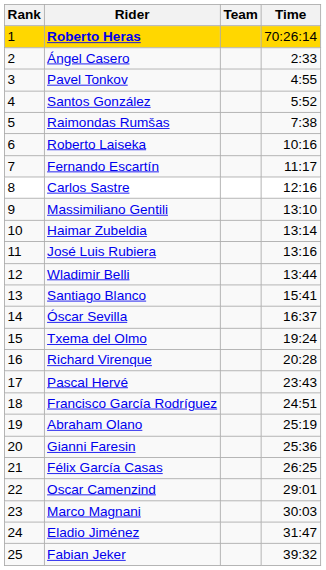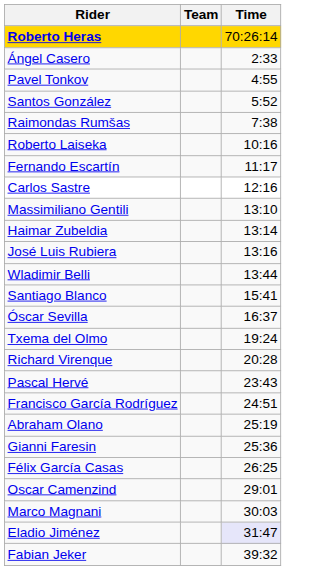- column: (24, 15)
(300, 532) no background -> (261, 532) lavender background
